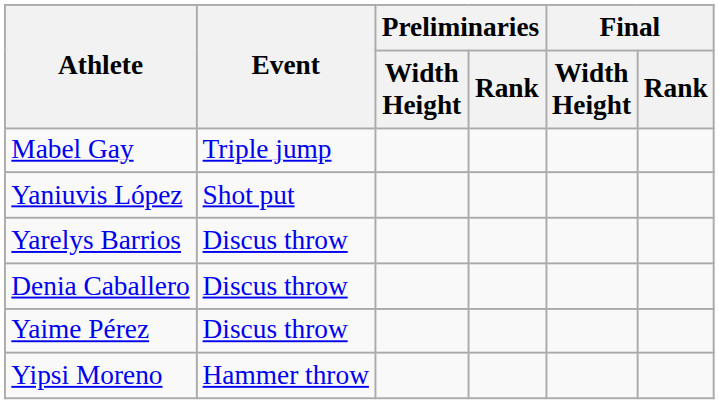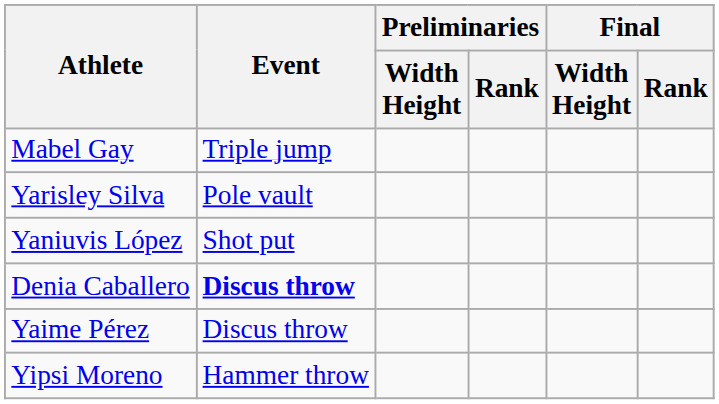+ row: (88, 195)
- row: (96, 240)
(275, 285) normal -> (279, 285) bold
